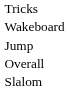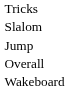rows swapped: (23, 82) <-> (35, 27)
